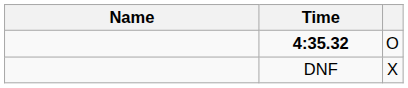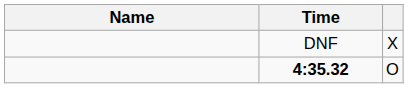rows swapped: (321, 43) <-> (321, 69)
